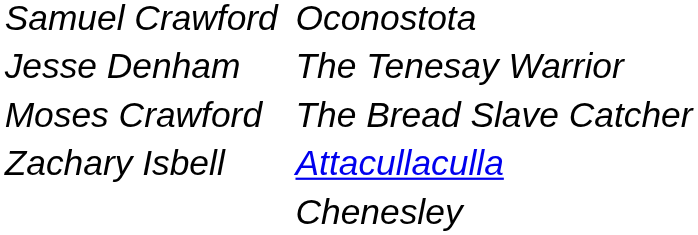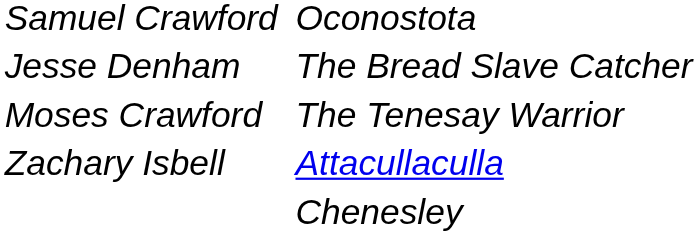(460, 66) The Tenesay Warrior -> (494, 66) The Bread Slave Catcher
(494, 115) The Bread Slave Catcher -> (460, 115) The Tenesay Warrior
